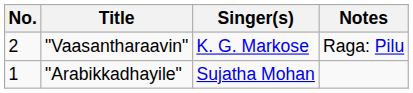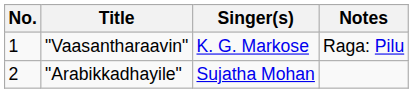(14, 46) 2 -> (14, 46) 1
(14, 74) 1 -> (14, 74) 2
